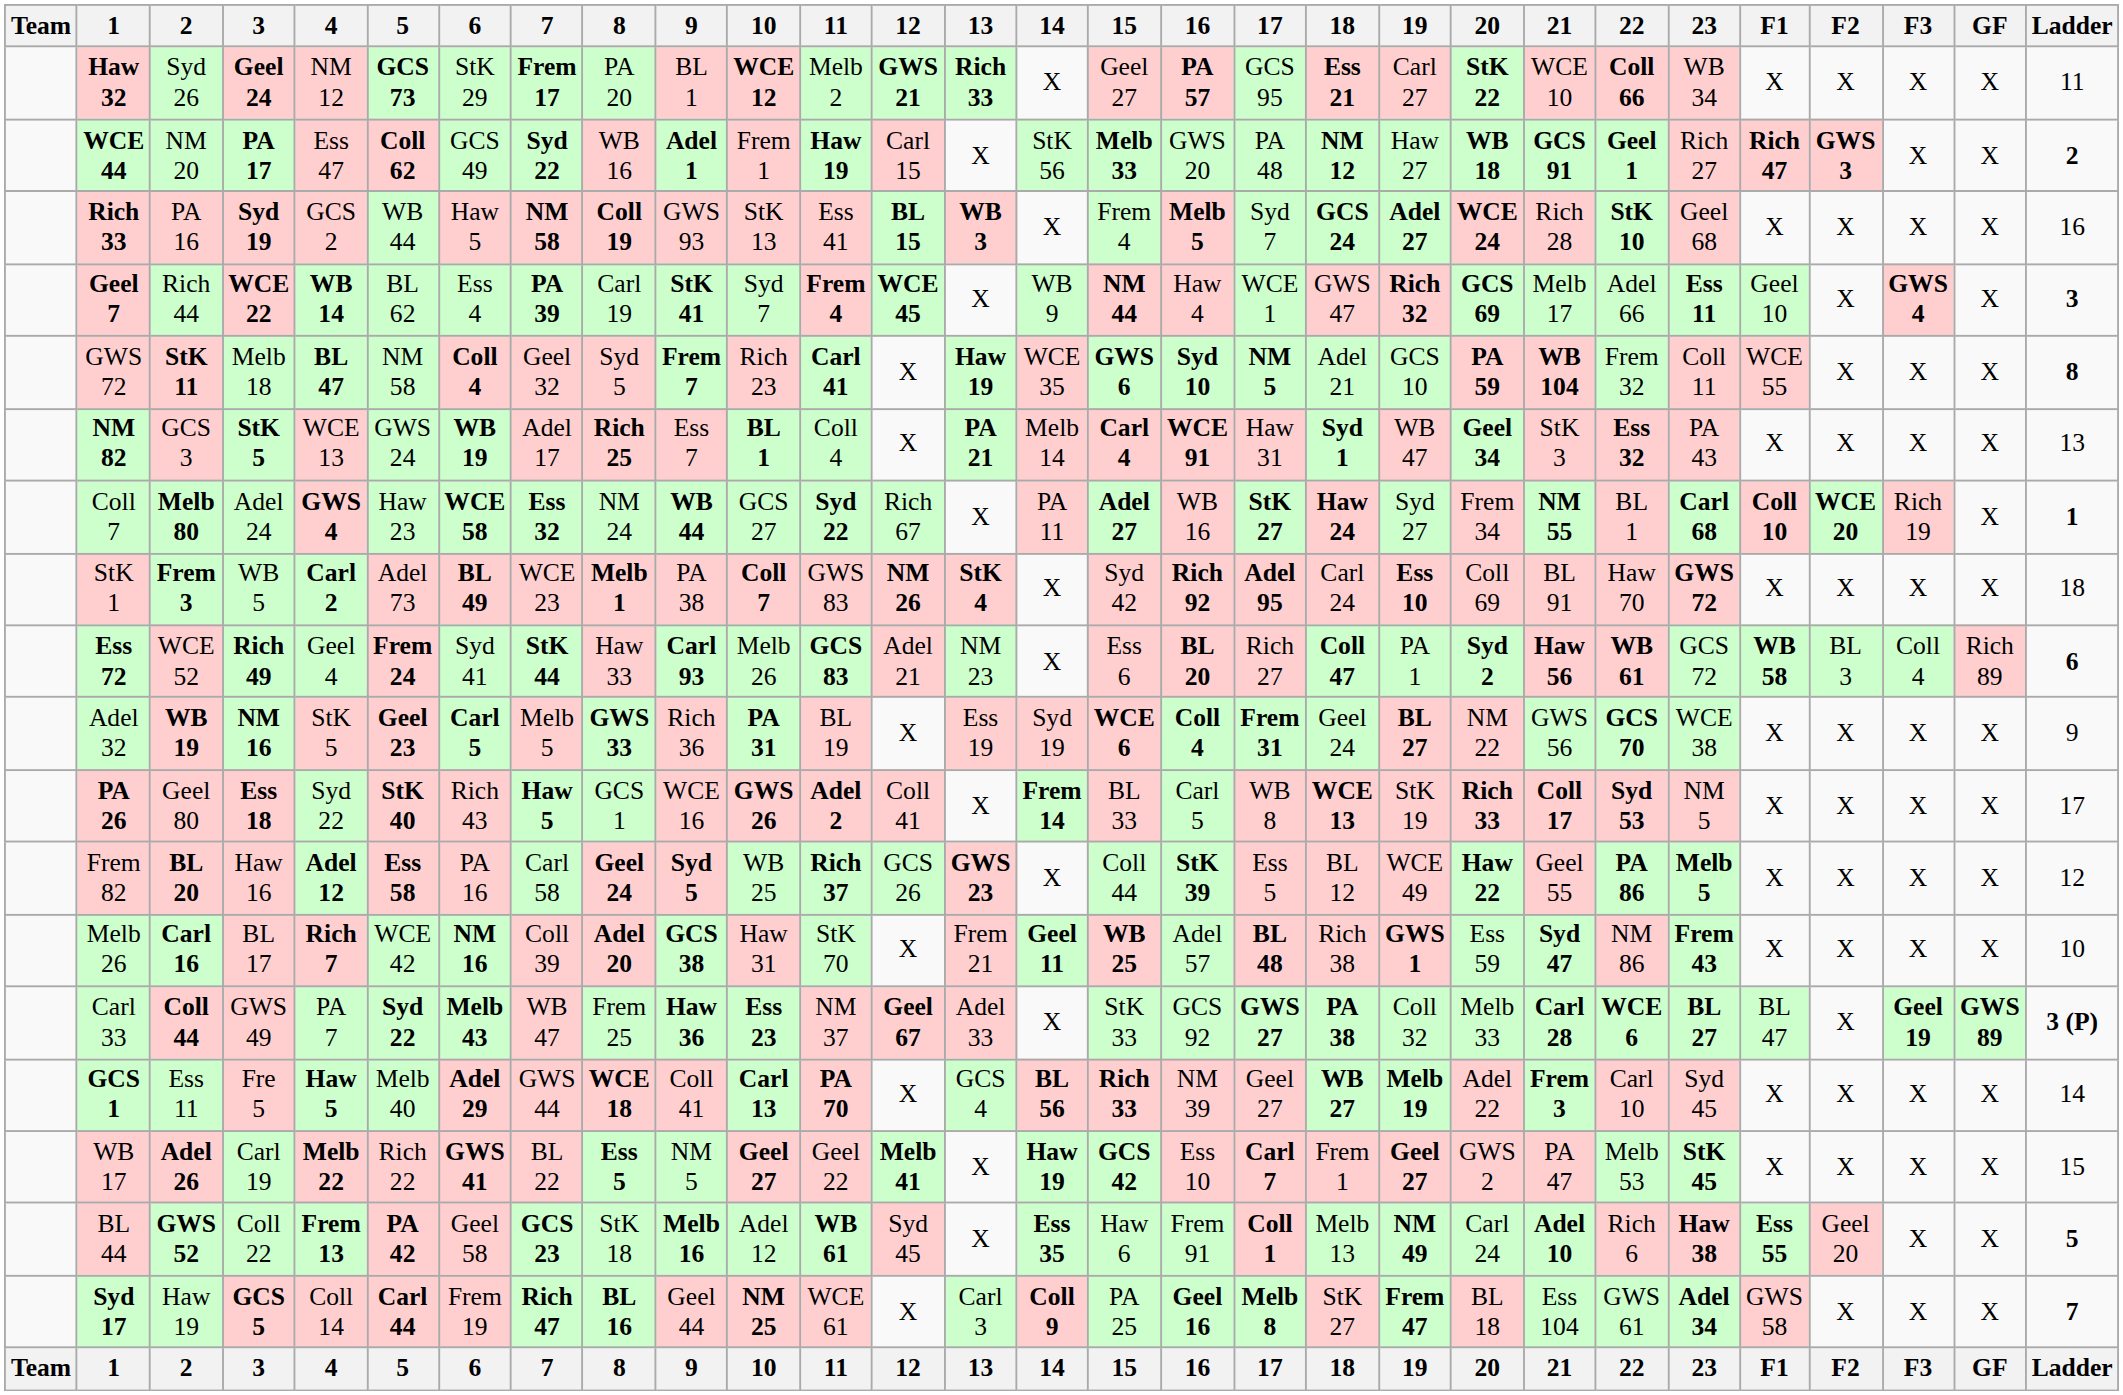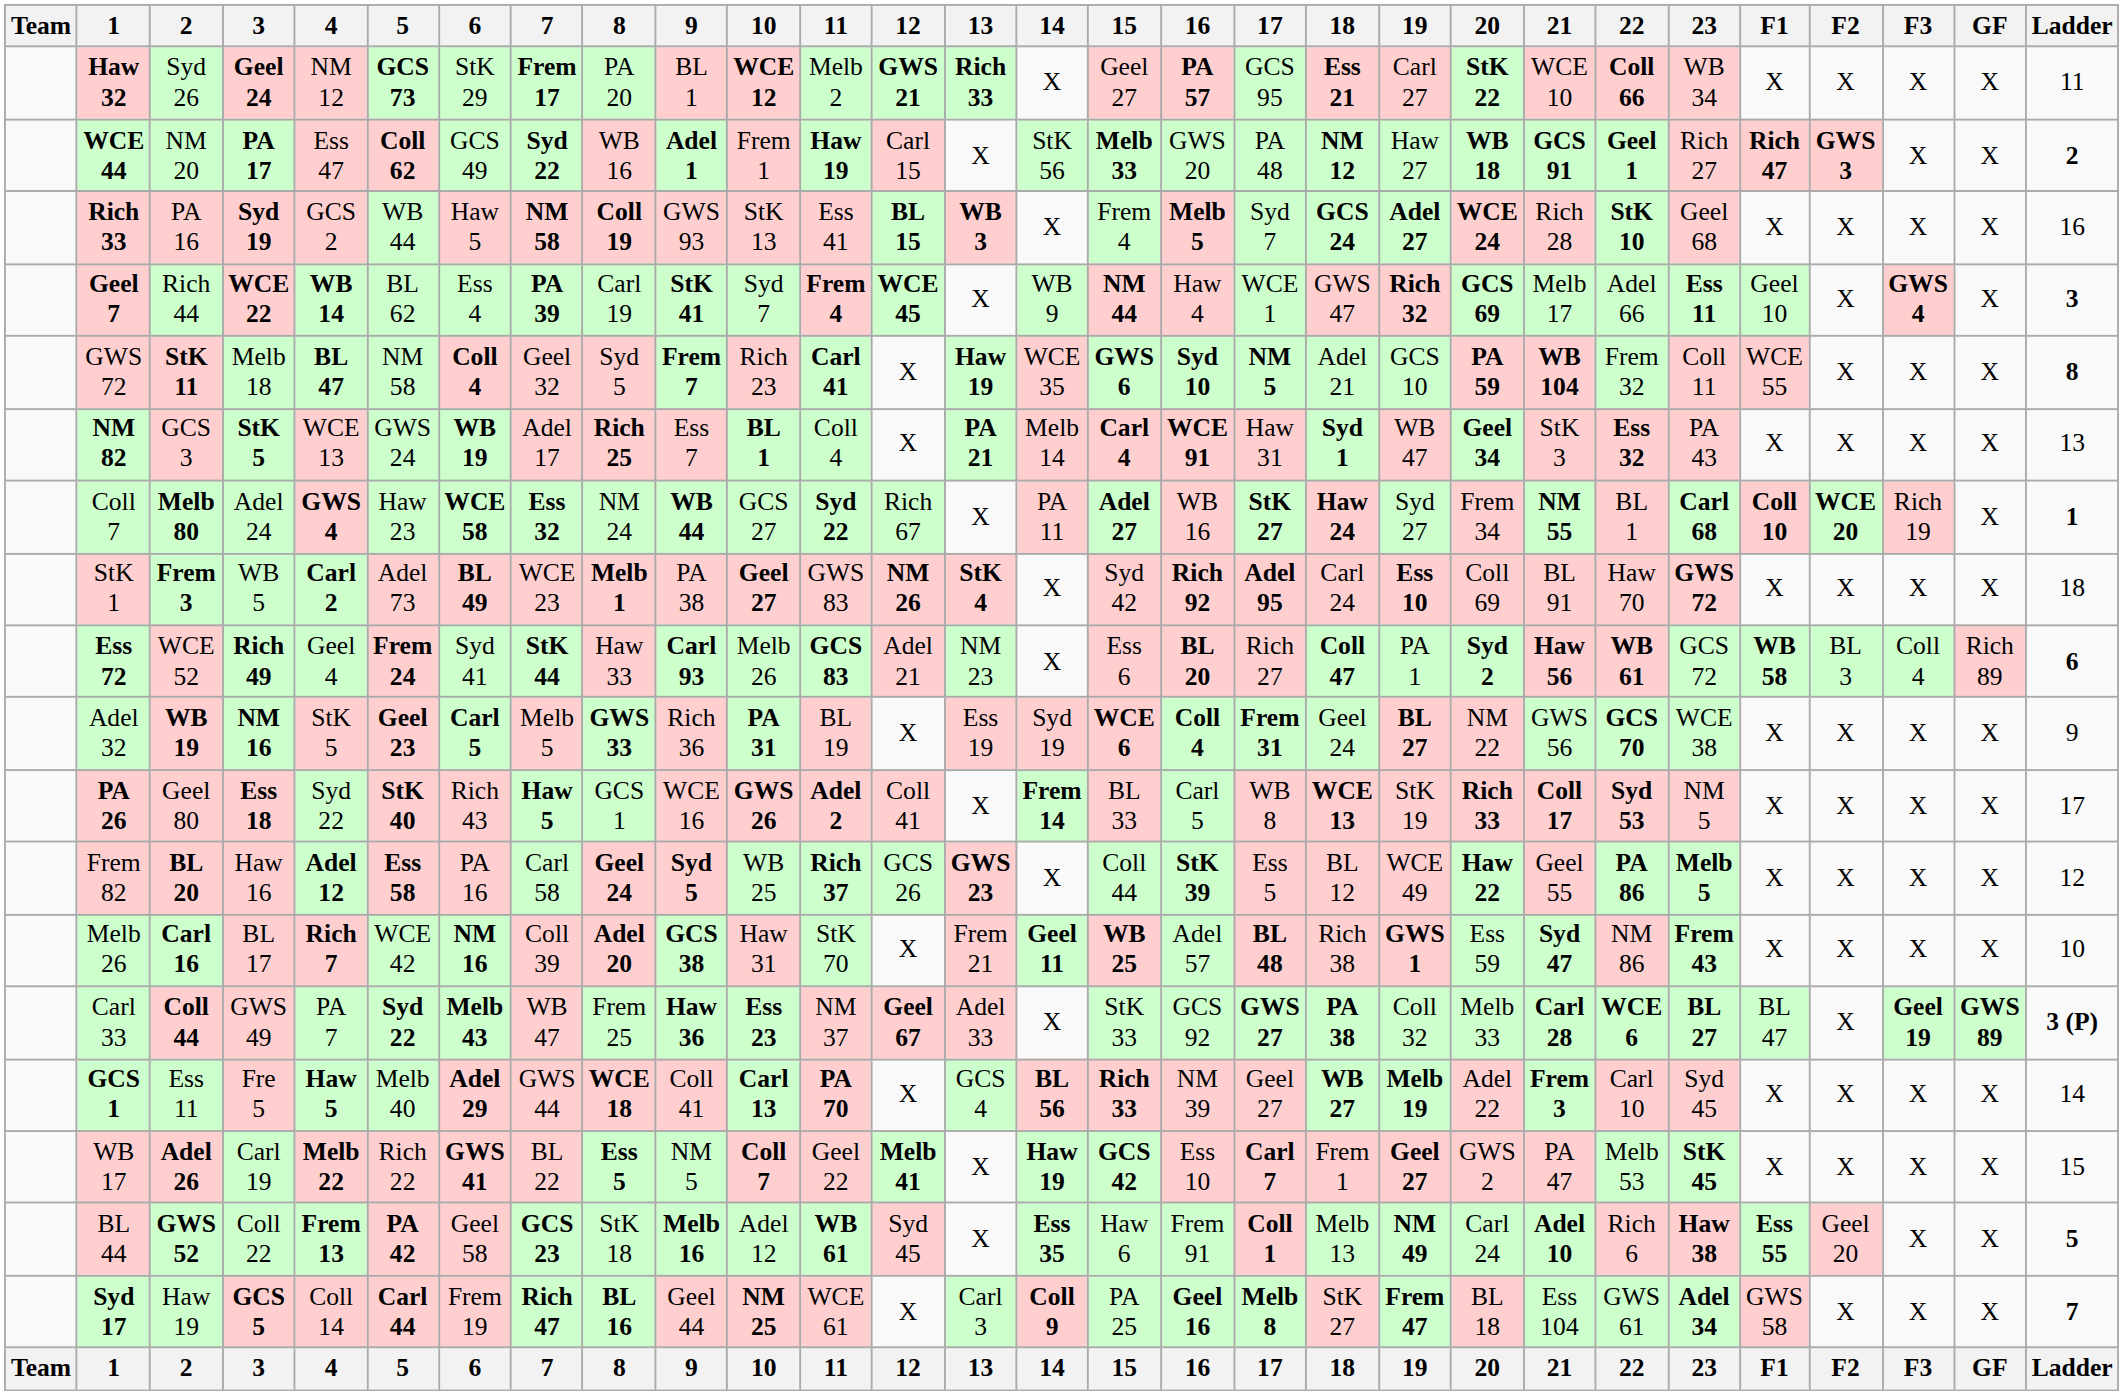(764, 588) Coll 7 -> (764, 588) Geel 27
(764, 1166) Geel 27 -> (764, 1166) Coll 7
